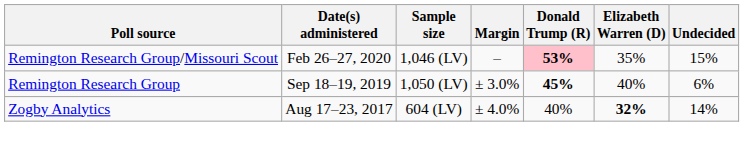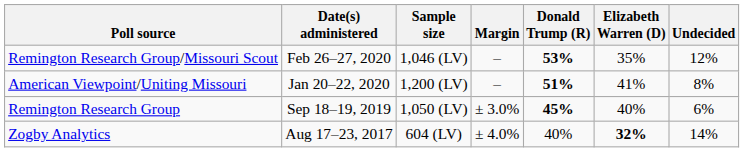(558, 58) pink background -> (558, 58) no background
(704, 58) 15% -> (704, 58) 12%
+ row: (127, 83)
